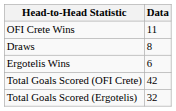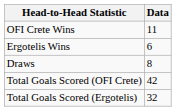rows swapped: (38, 64) <-> (21, 47)
